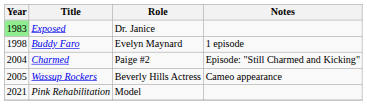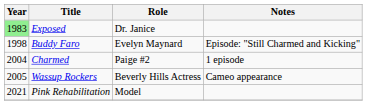(225, 44) 1 episode -> (283, 44) Episode: "Still Charmed and Kicking"
(283, 60) Episode: "Still Charmed and Kicking" -> (225, 60) 1 episode
